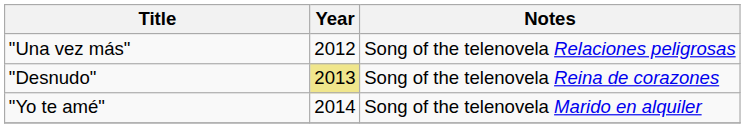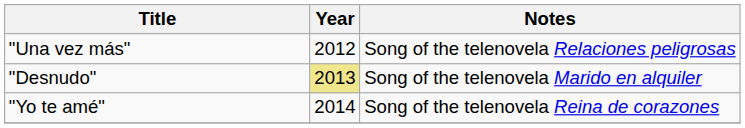(542, 78) Song of the telenovela Reina de corazones -> (533, 78) Song of the telenovela Marido en alquiler
(533, 107) Song of the telenovela Marido en alquiler -> (542, 107) Song of the telenovela Reina de corazones
